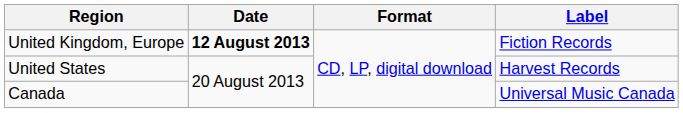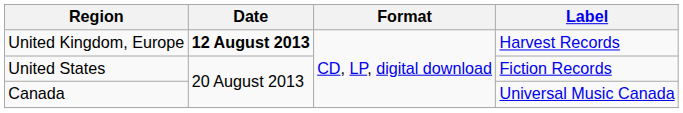(556, 42) Fiction Records -> (560, 42) Harvest Records
(560, 68) Harvest Records -> (556, 68) Fiction Records
